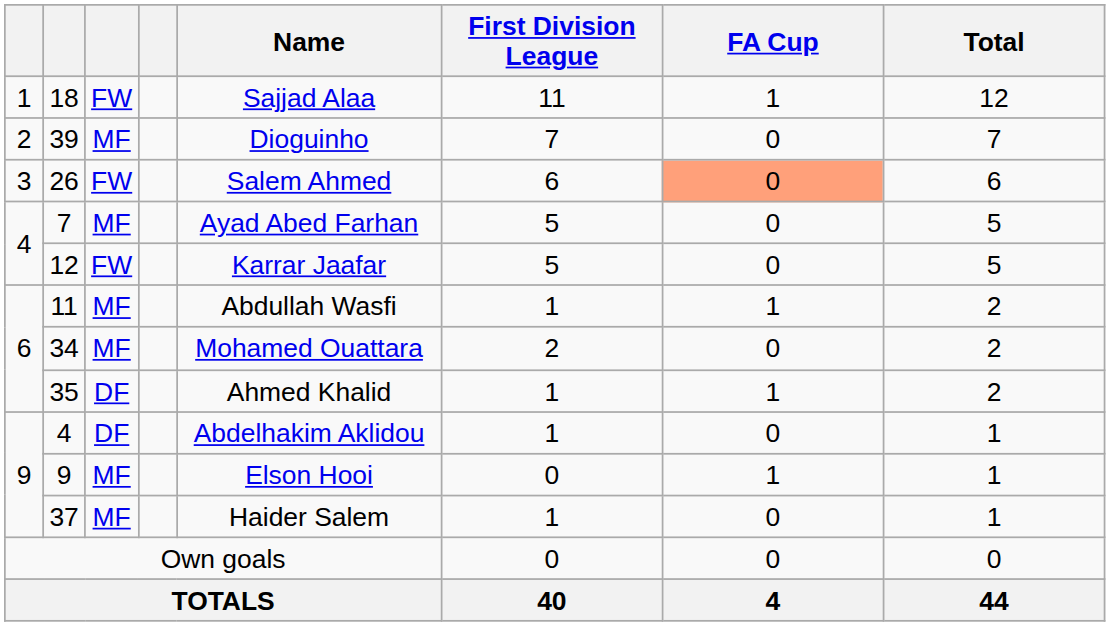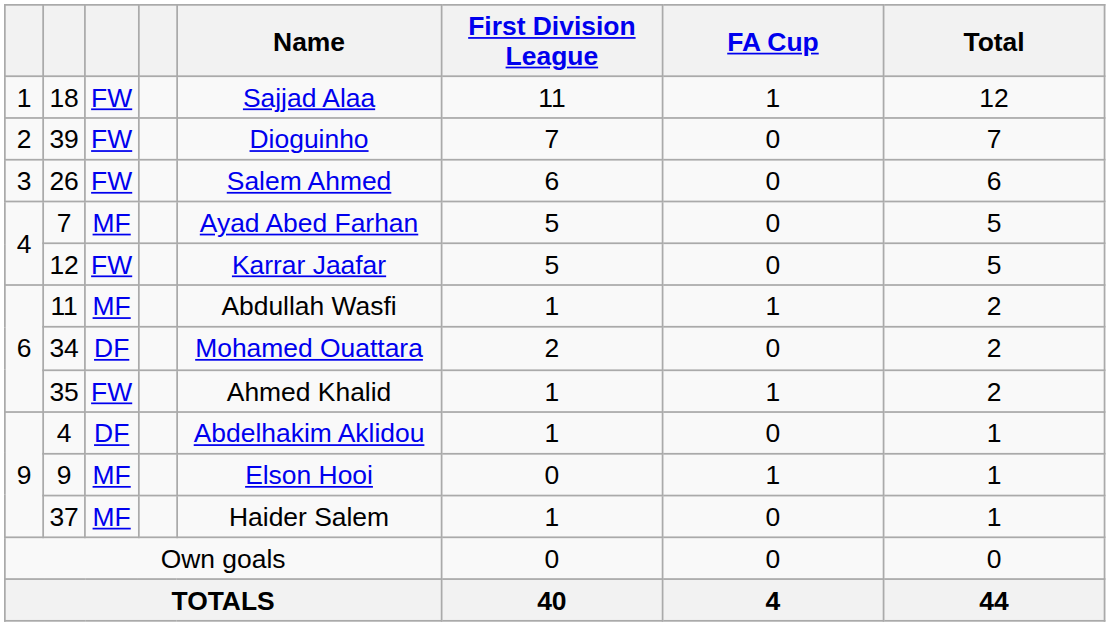(112, 139) MF -> (112, 139) FW
(773, 181) lightsalmon background -> (773, 181) no background
(112, 349) MF -> (112, 349) DF
(112, 391) DF -> (112, 391) FW
